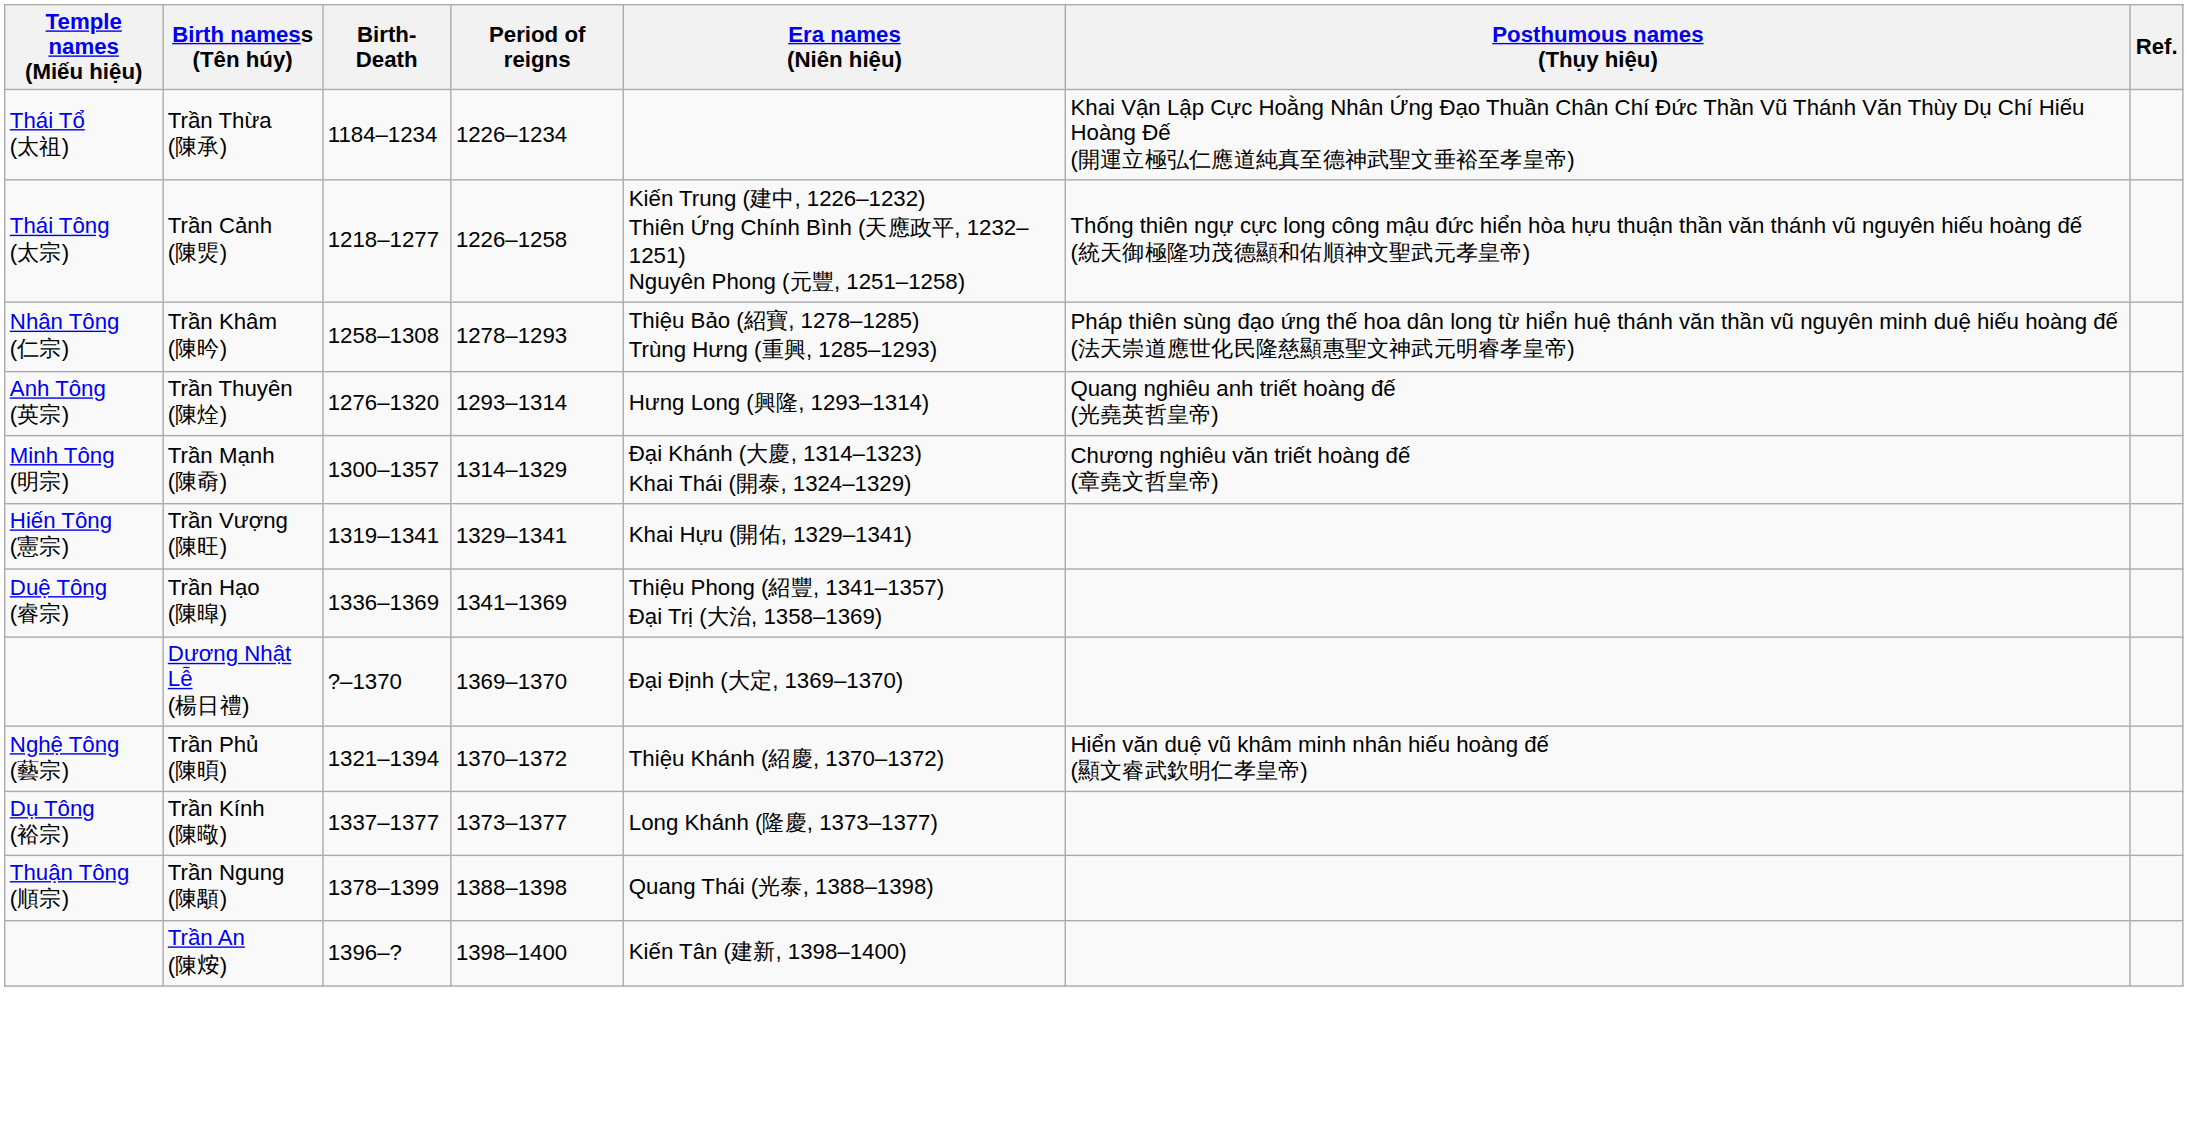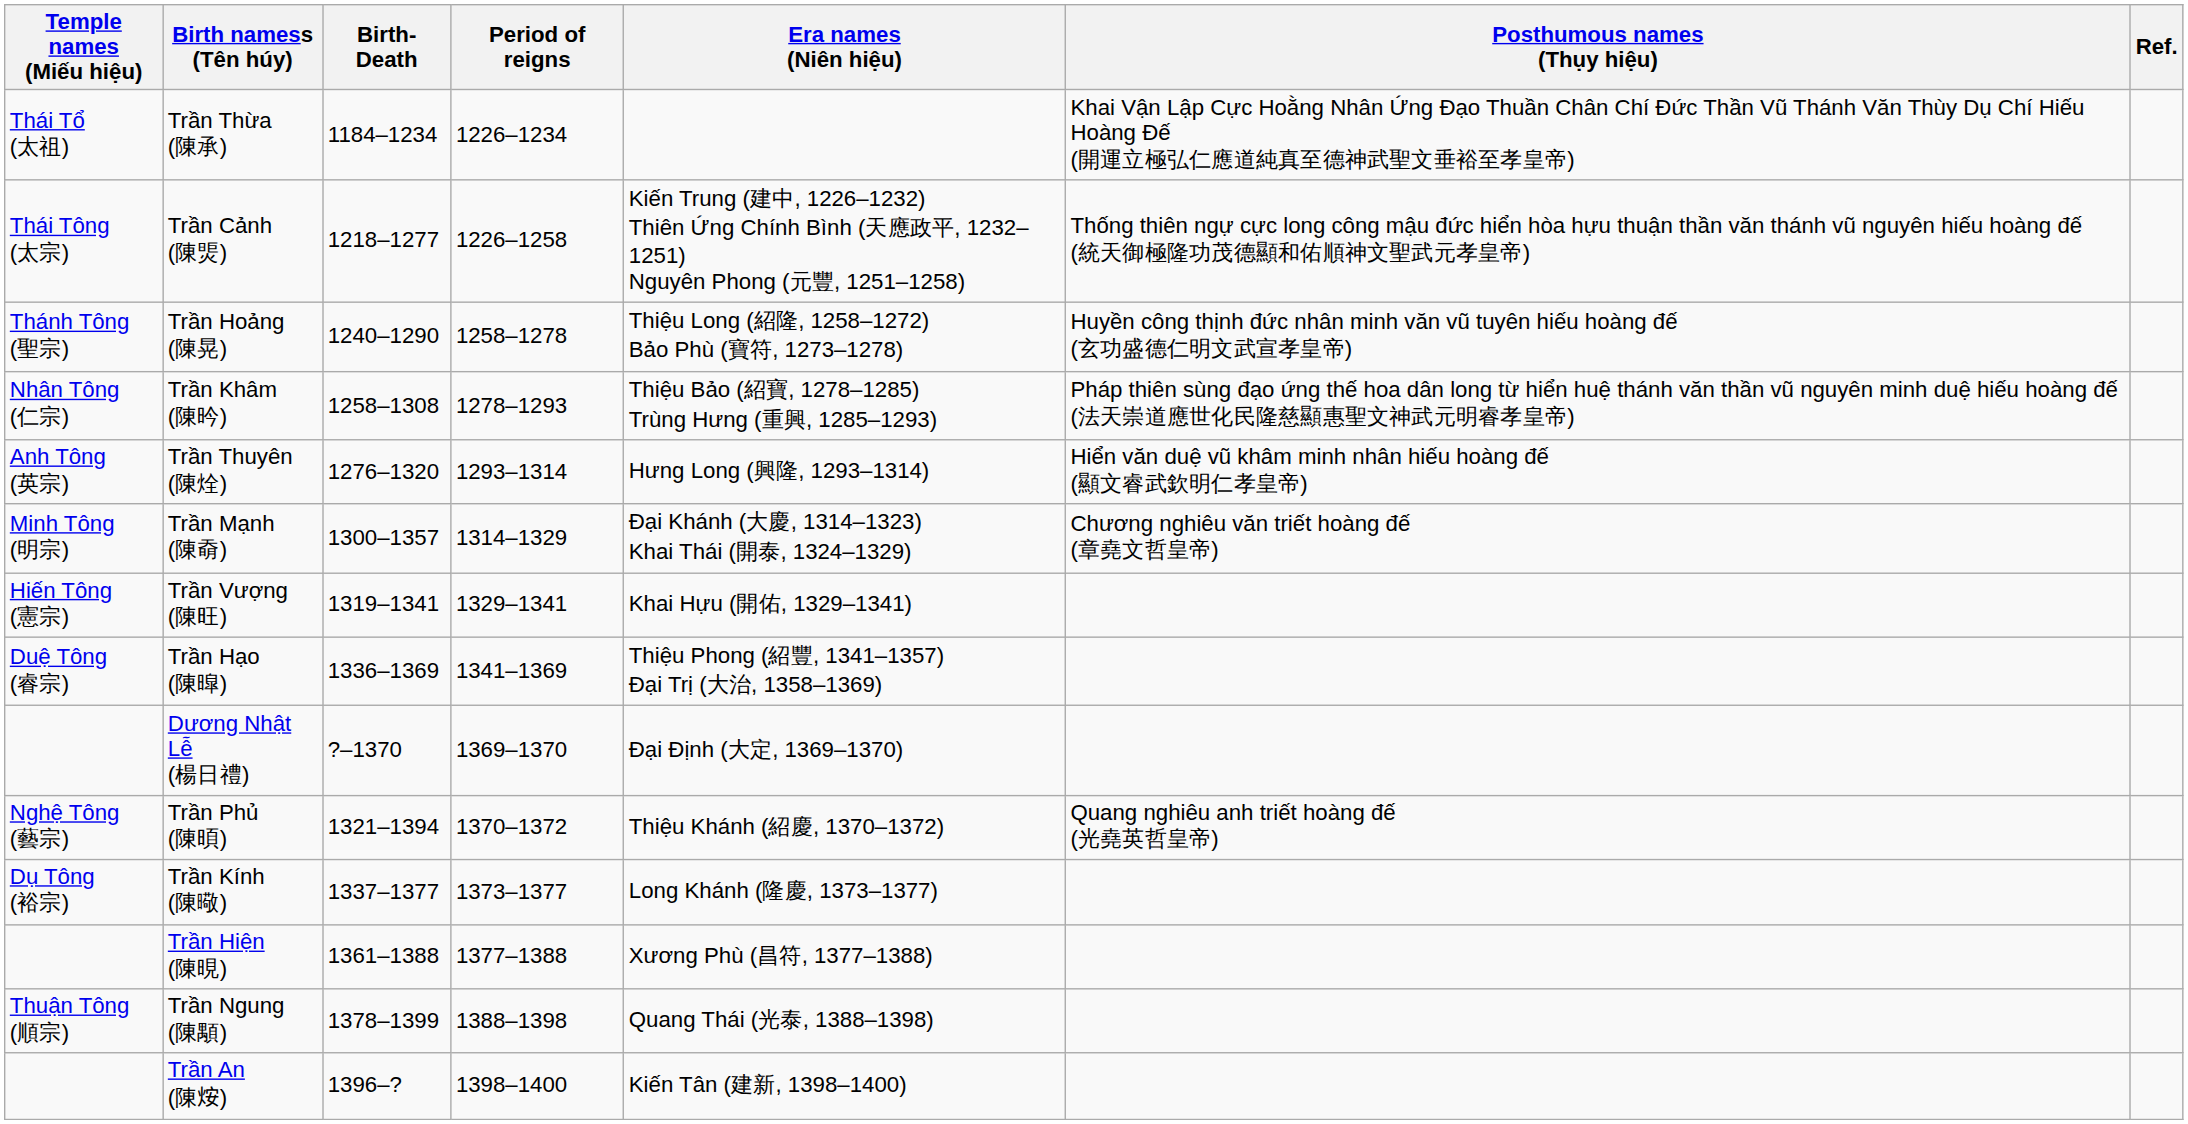+ row: (226, 335)
(1233, 401) Quang nghiêu anh triết hoàng đế (光堯英哲皇帝) -> (1310, 470) Hiển văn duệ vũ khâm minh nhân hiếu hoàng đế (顯文睿武欽明仁孝皇帝)
(1310, 757) Hiển văn duệ vũ khâm minh nhân hiếu hoàng đế (顯文睿武欽明仁孝皇帝) -> (1233, 825) Quang nghiêu anh triết hoàng đế (光堯英哲皇帝)
+ row: (216, 954)
